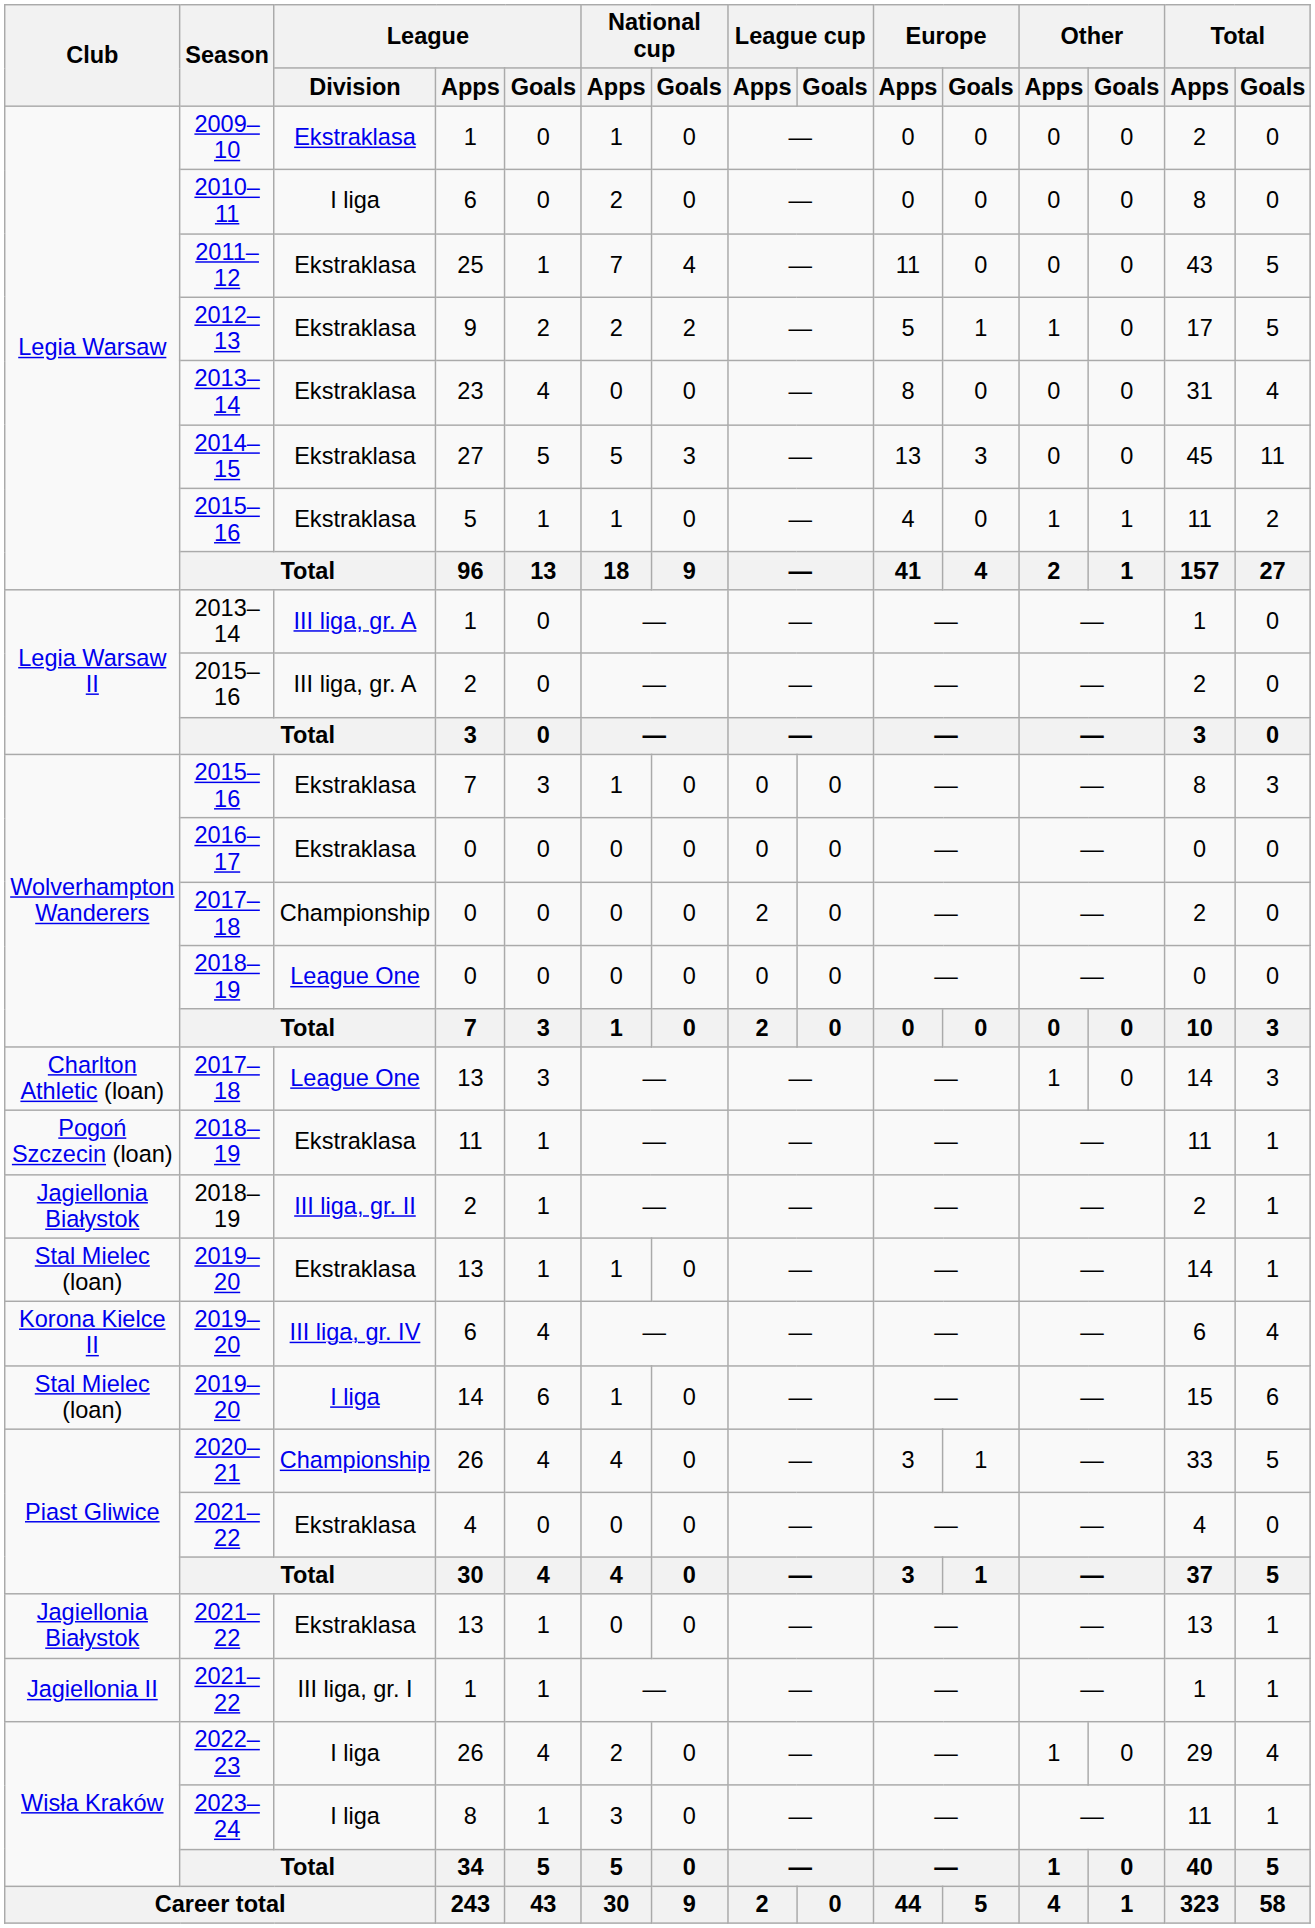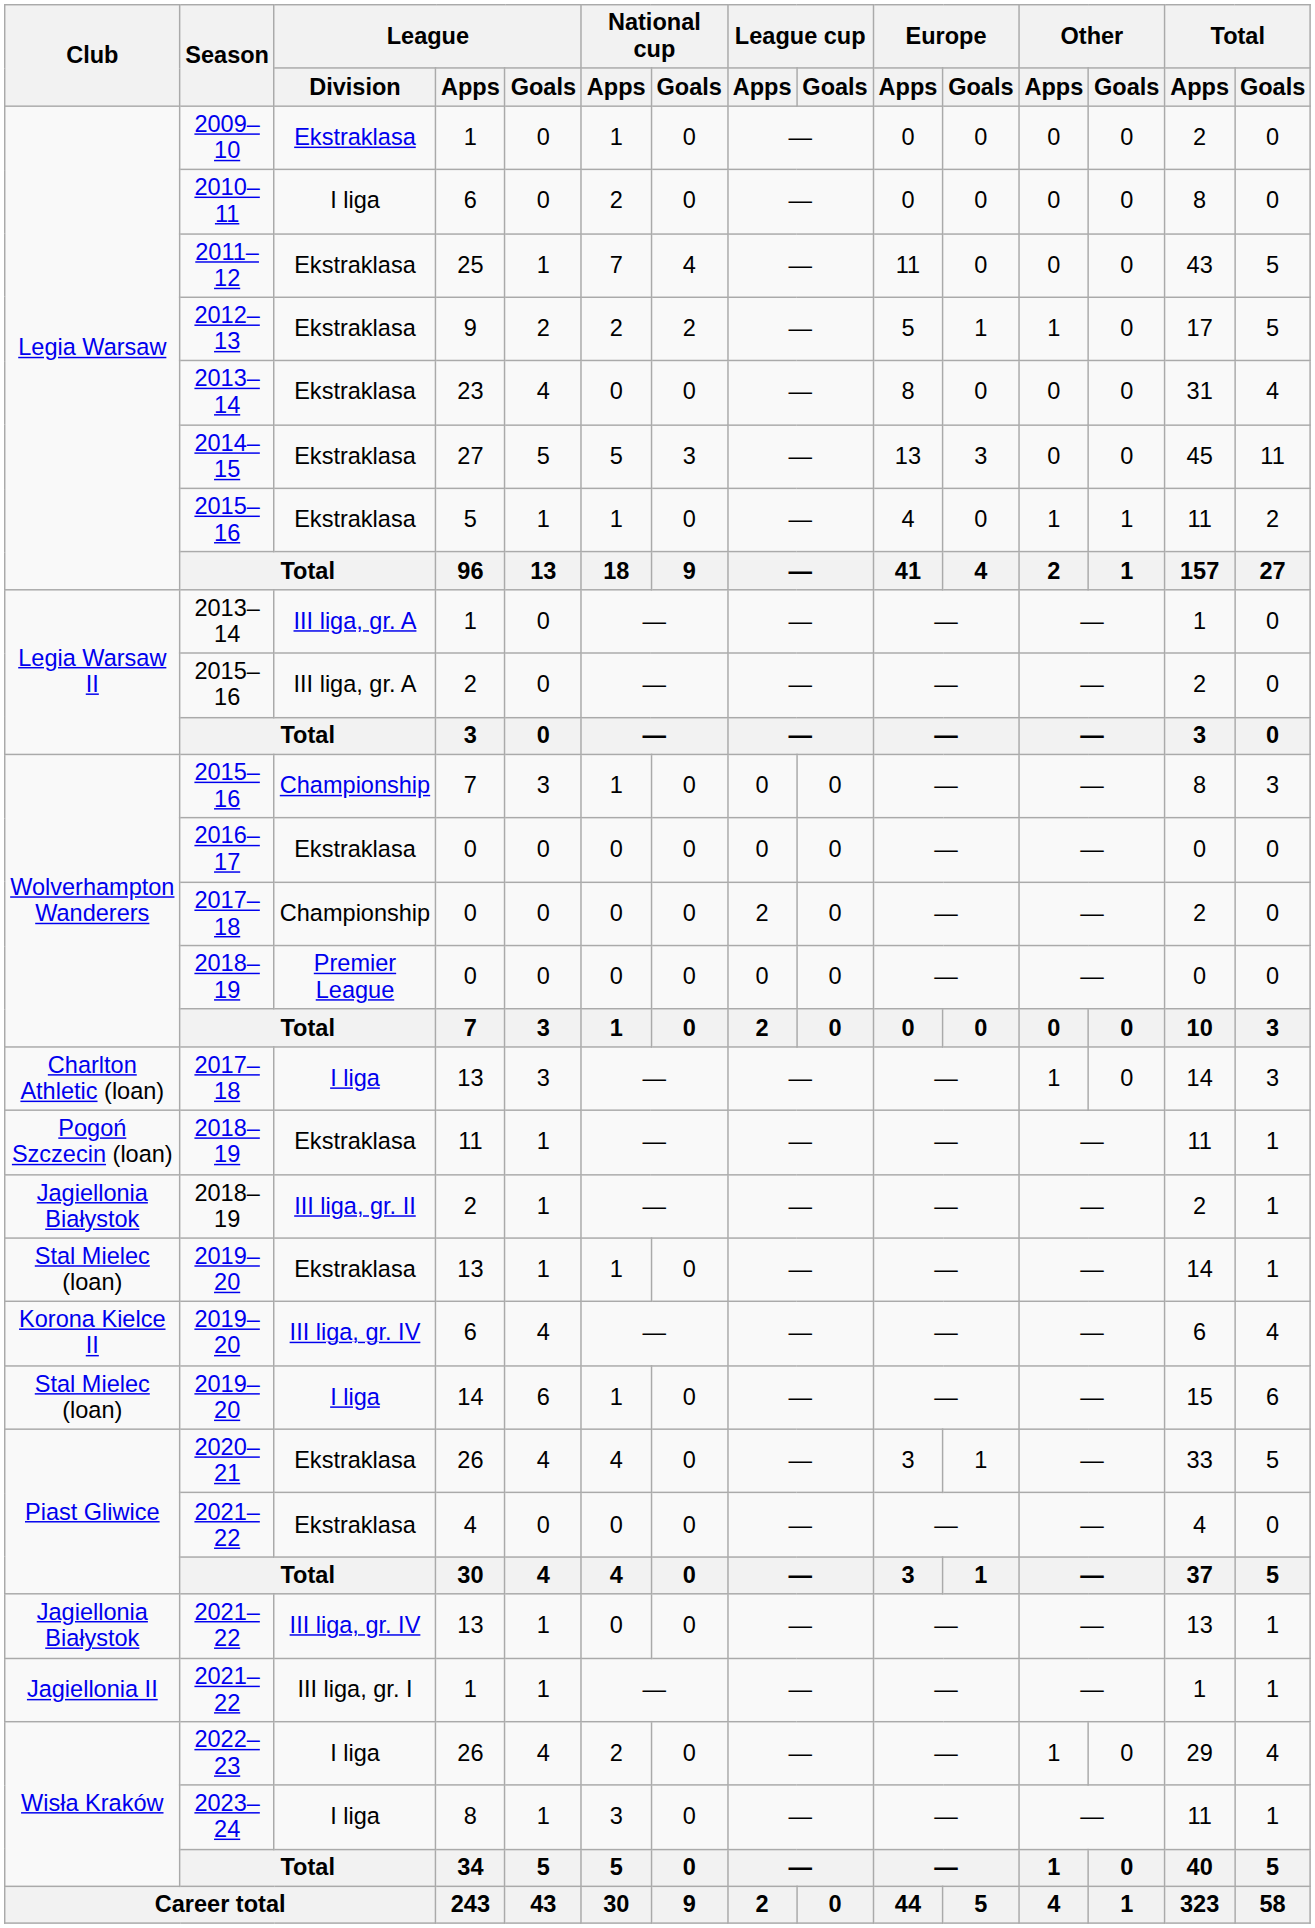(355, 785) Ekstraklasa -> (355, 785) Championship
(355, 977) League One -> (355, 977) Premier League
(355, 1078) League One -> (355, 1078) I liga
(355, 1460) Championship -> (355, 1460) Ekstraklasa
(355, 1625) Ekstraklasa -> (355, 1625) III liga, gr. IV
